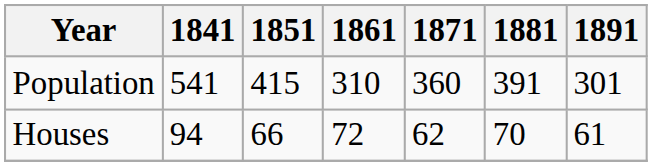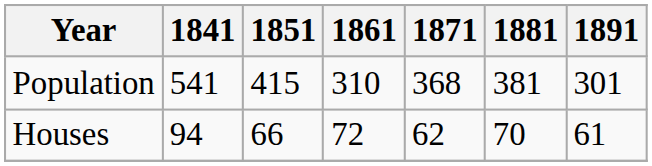(437, 82) 360 -> (437, 82) 368
(517, 82) 391 -> (517, 82) 381
